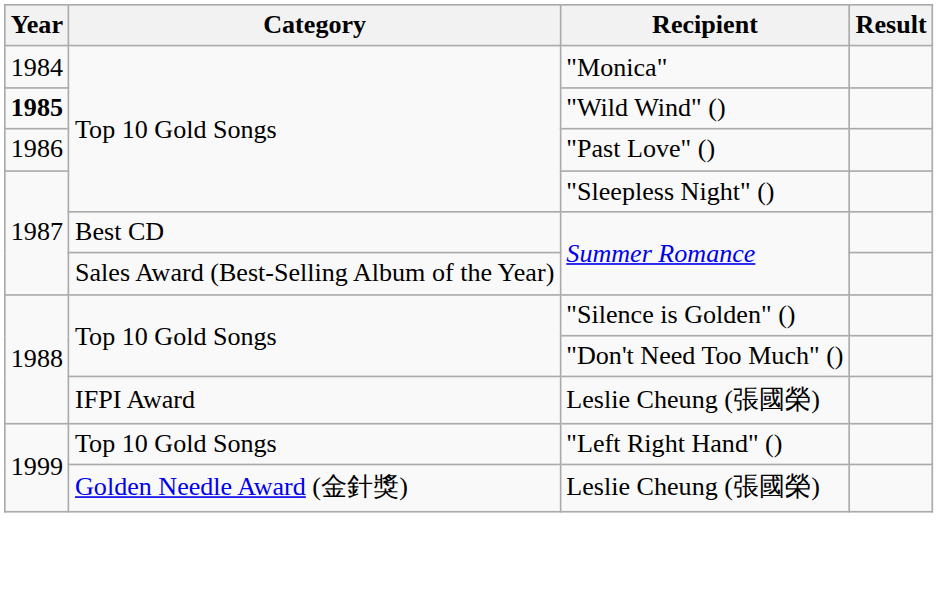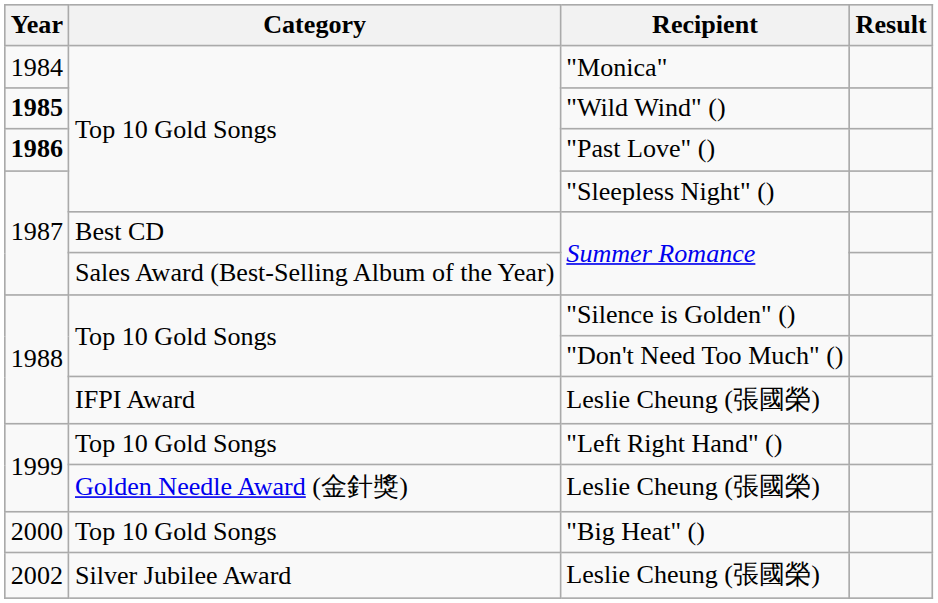(37, 149) normal -> (37, 149) bold
+ row: (176, 531)
+ row: (183, 575)
